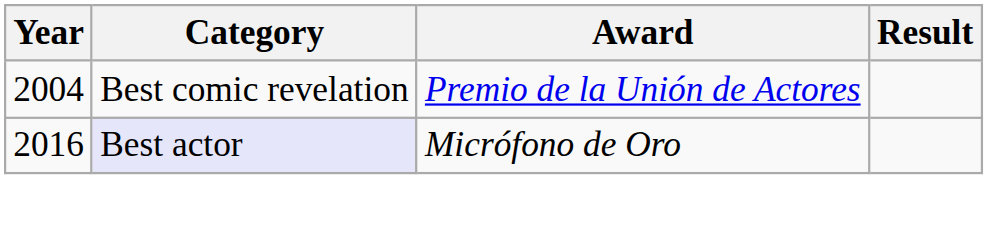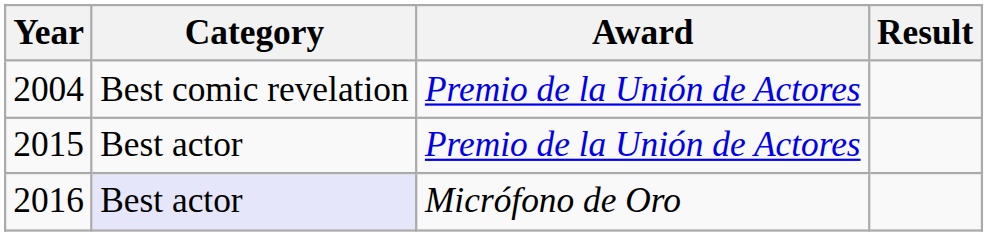+ row: (49, 144)
